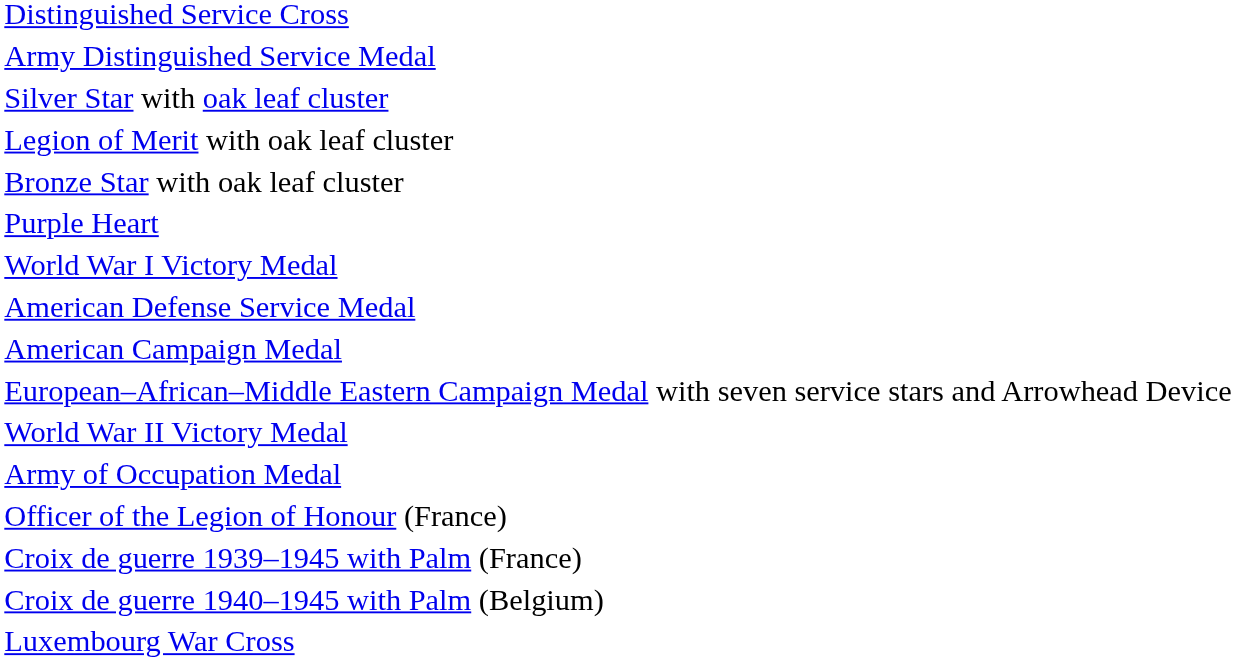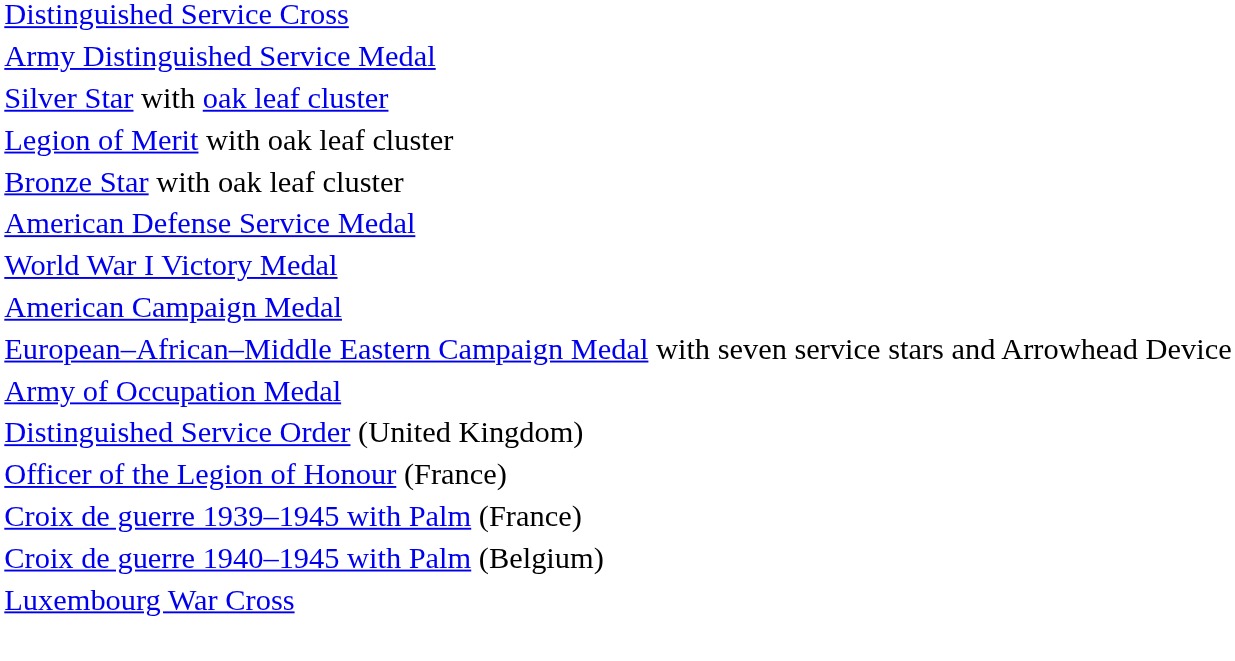- row: (82, 223)
rows swapped: (171, 265) <-> (210, 306)
- row: (176, 432)
+ row: (294, 432)
